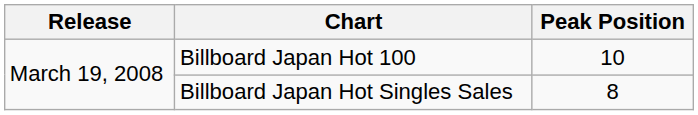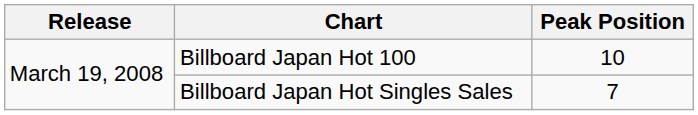(613, 92) 8 -> (613, 92) 7
